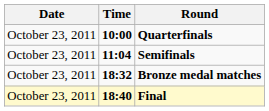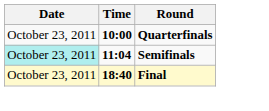(52, 55) no background -> (52, 55) paleturquoise background
- row: (200, 75)
